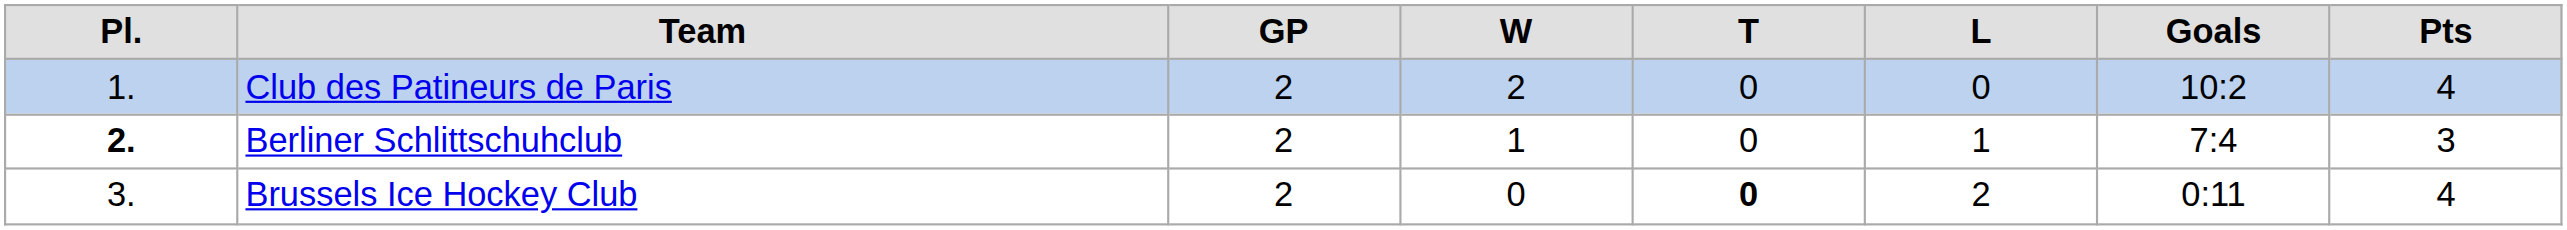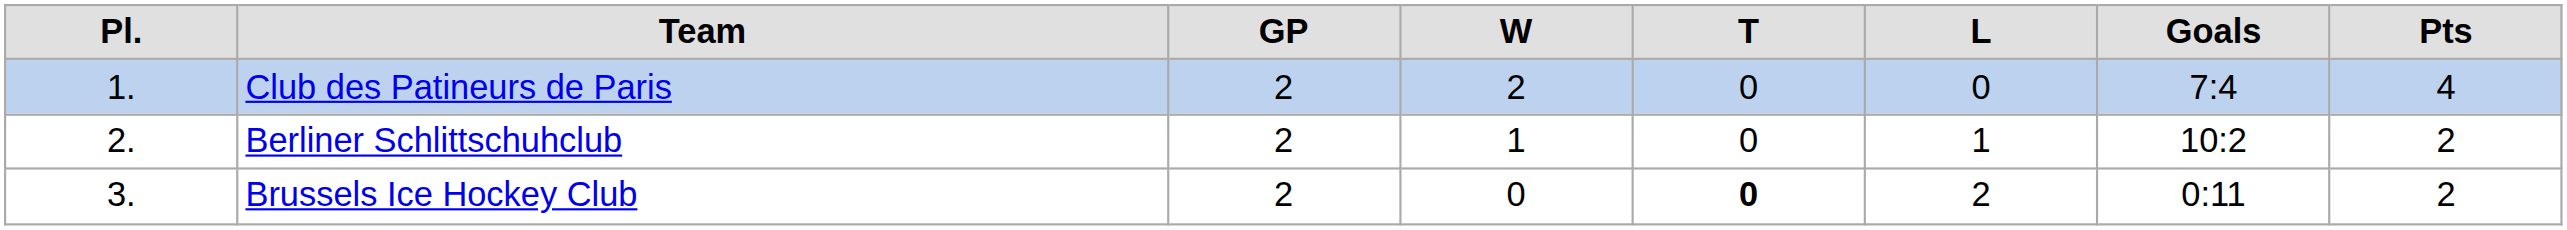(2214, 86) 10:2 -> (2214, 86) 7:4
(121, 140) bold -> (121, 140) normal
(2214, 140) 7:4 -> (2214, 140) 10:2
(2446, 140) 3 -> (2446, 140) 2
(2446, 195) 4 -> (2446, 195) 2
